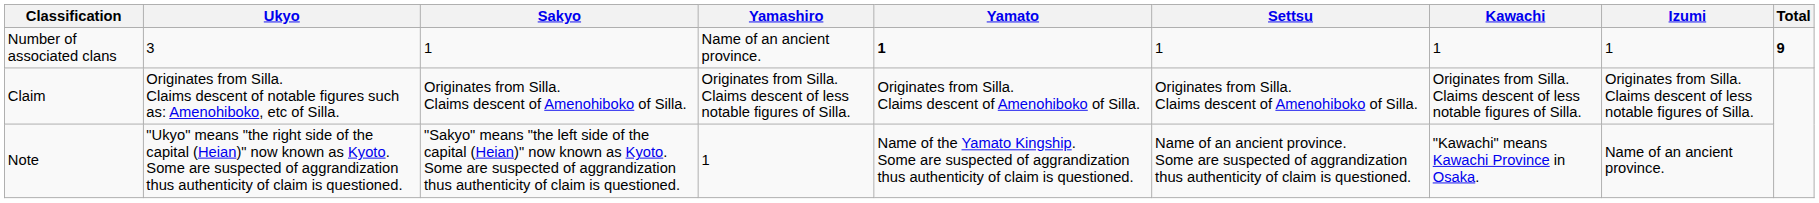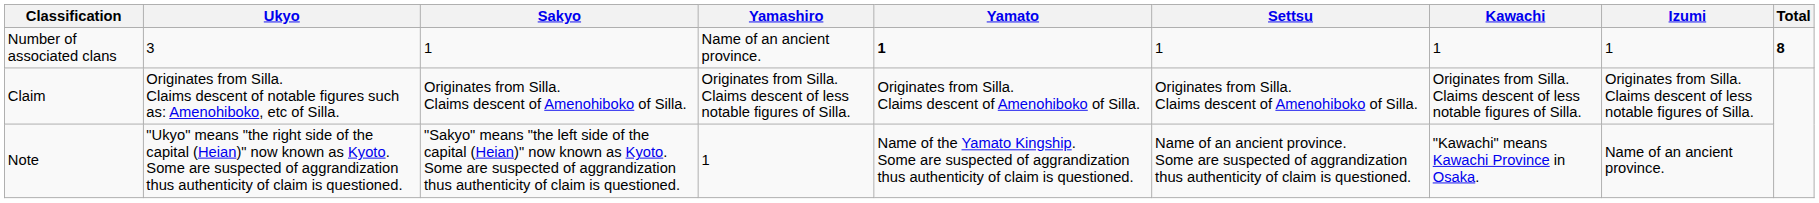(1781, 47) 9 -> (1781, 47) 8
